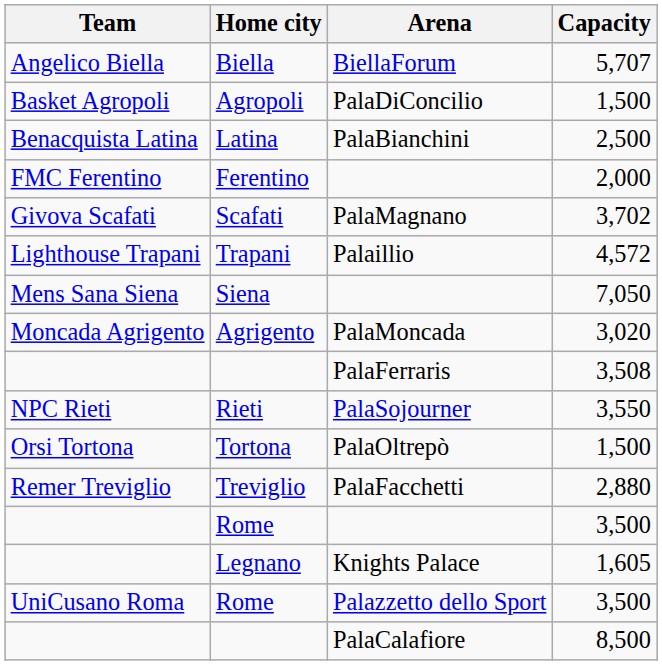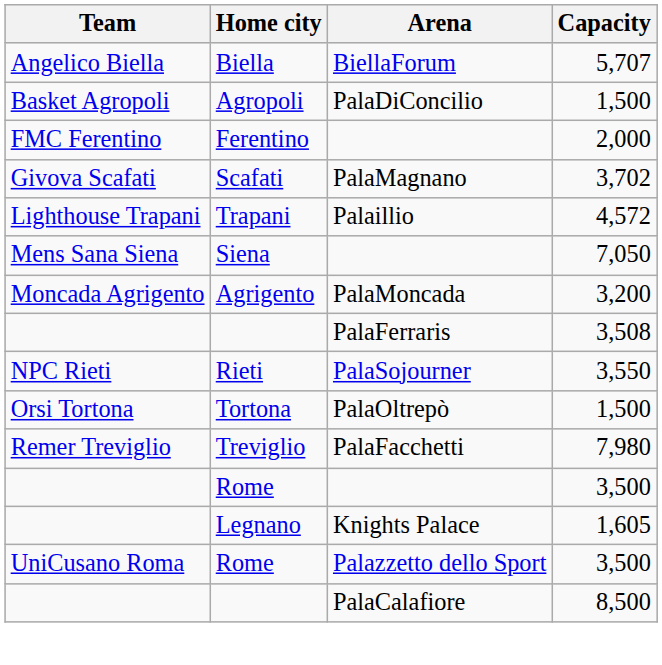- row: (247, 139)
(623, 332) 3,020 -> (623, 293) 3,200
(623, 486) 2,880 -> (623, 448) 7,980
